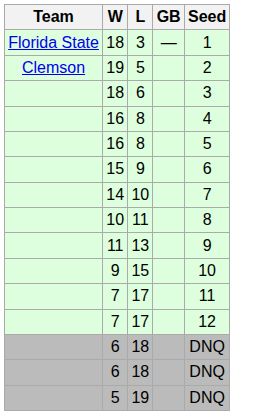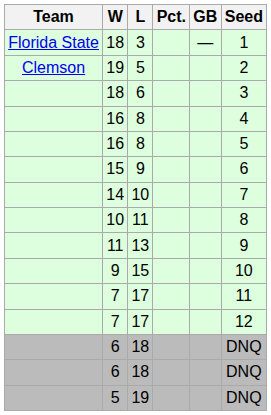+ column: (171, 17)
